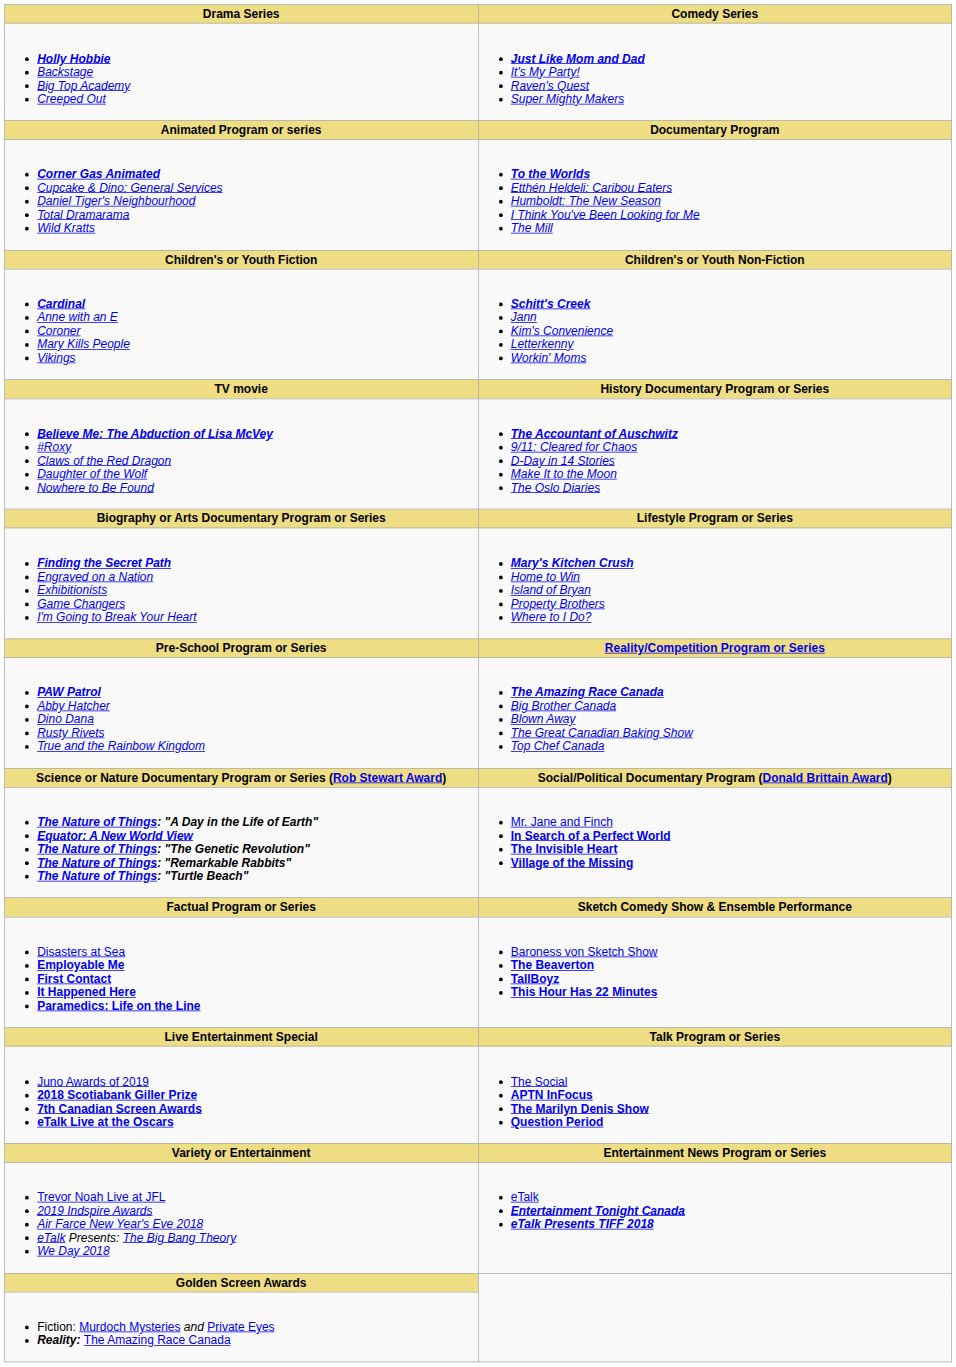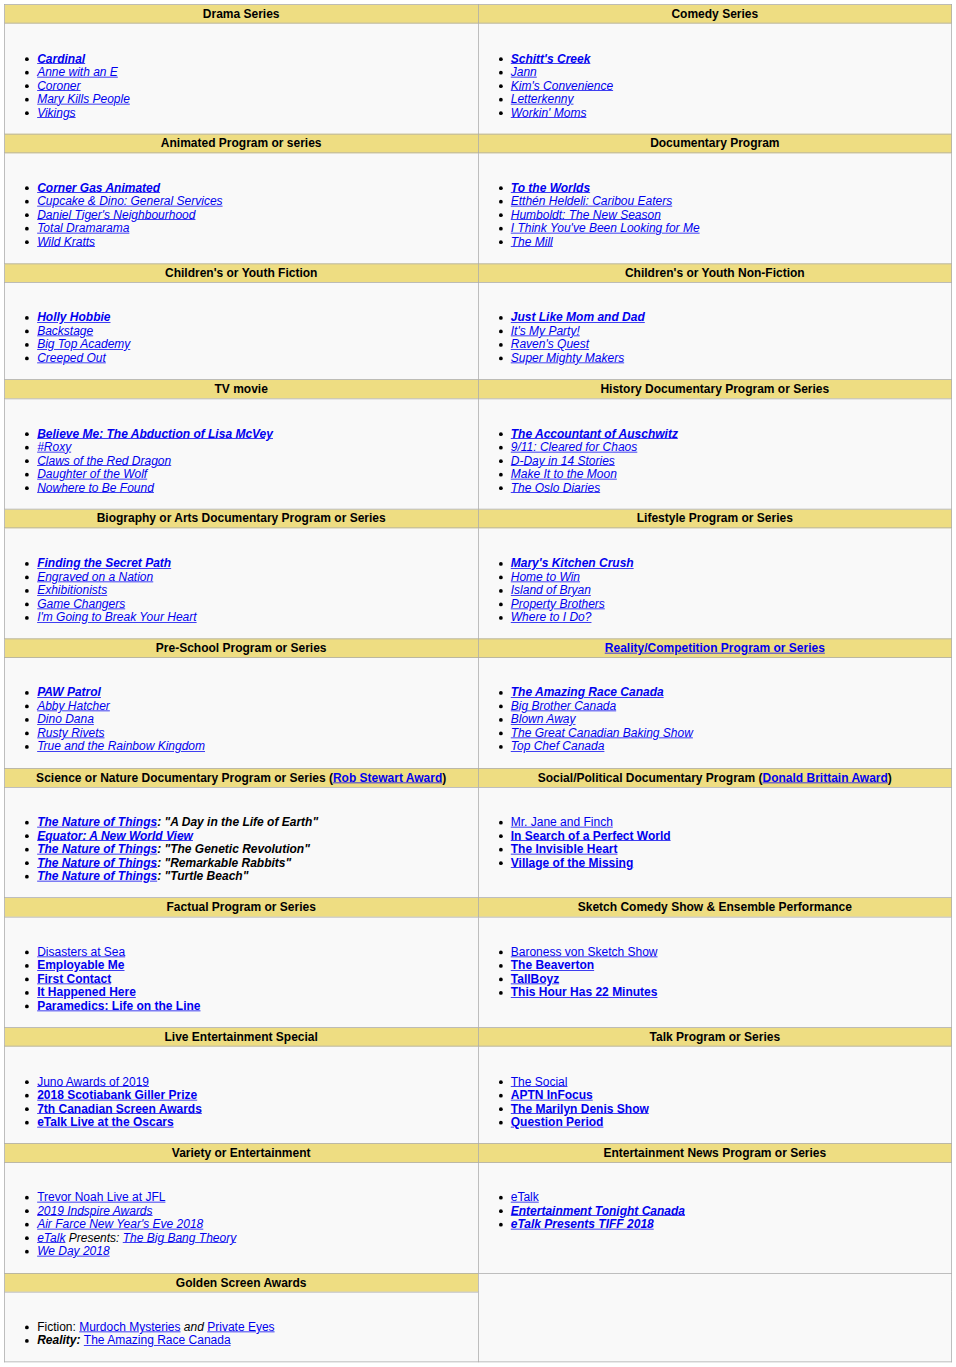rows swapped: (241, 331) <-> (241, 79)
